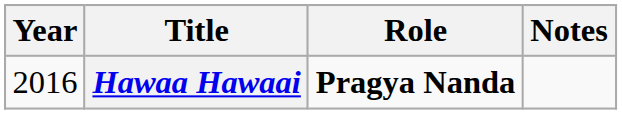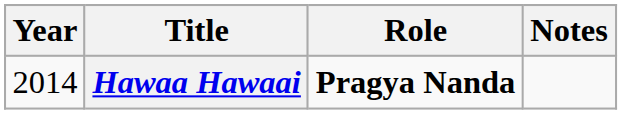(45, 81) 2016 -> (45, 81) 2014
